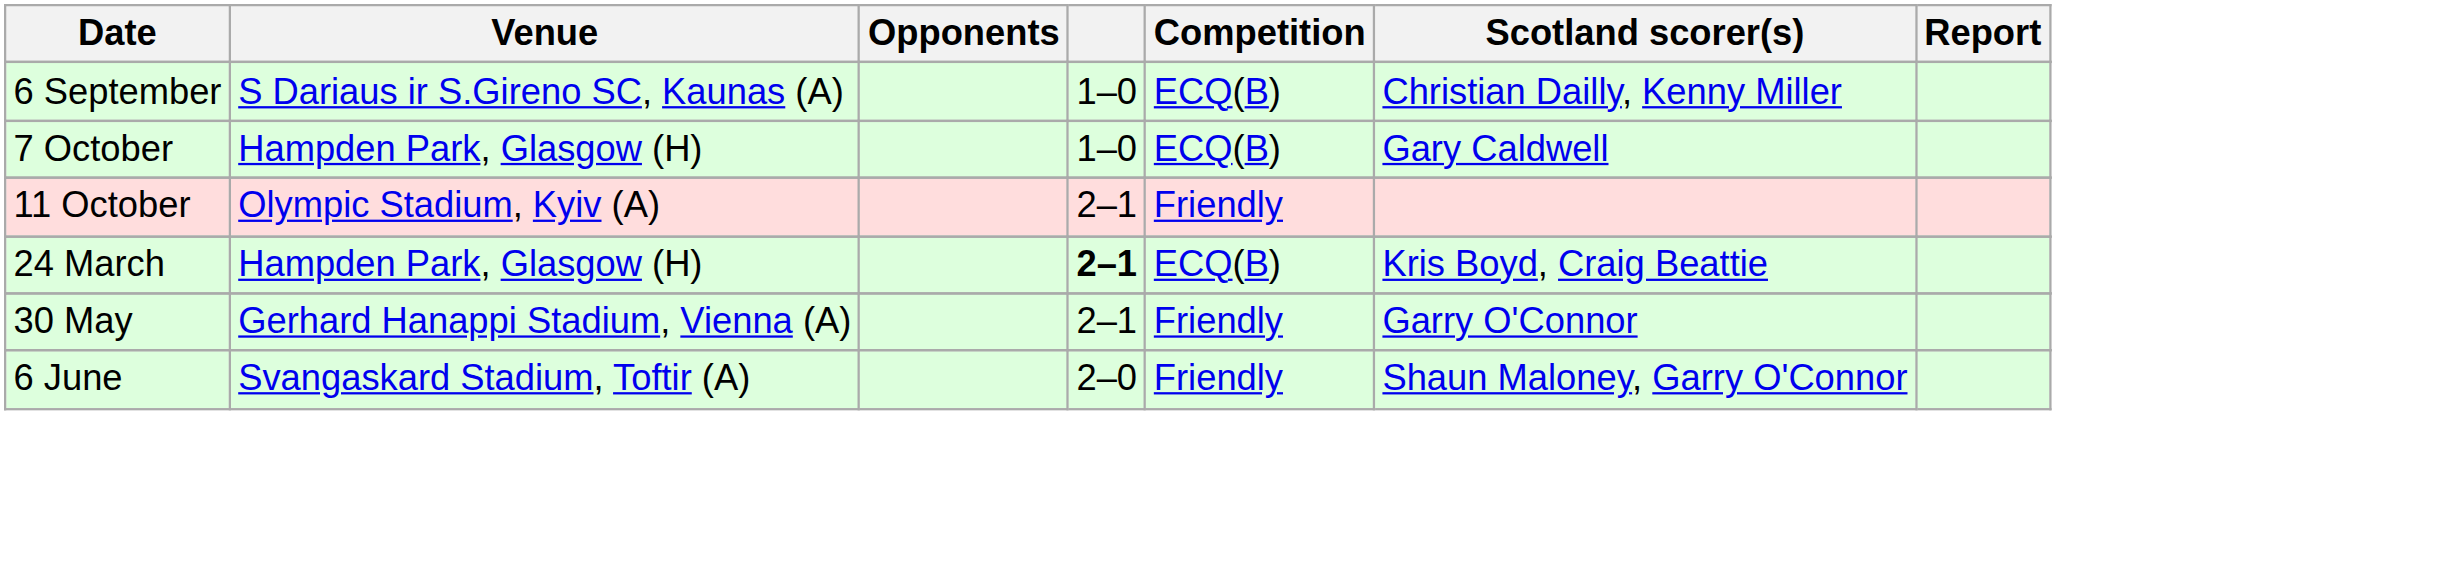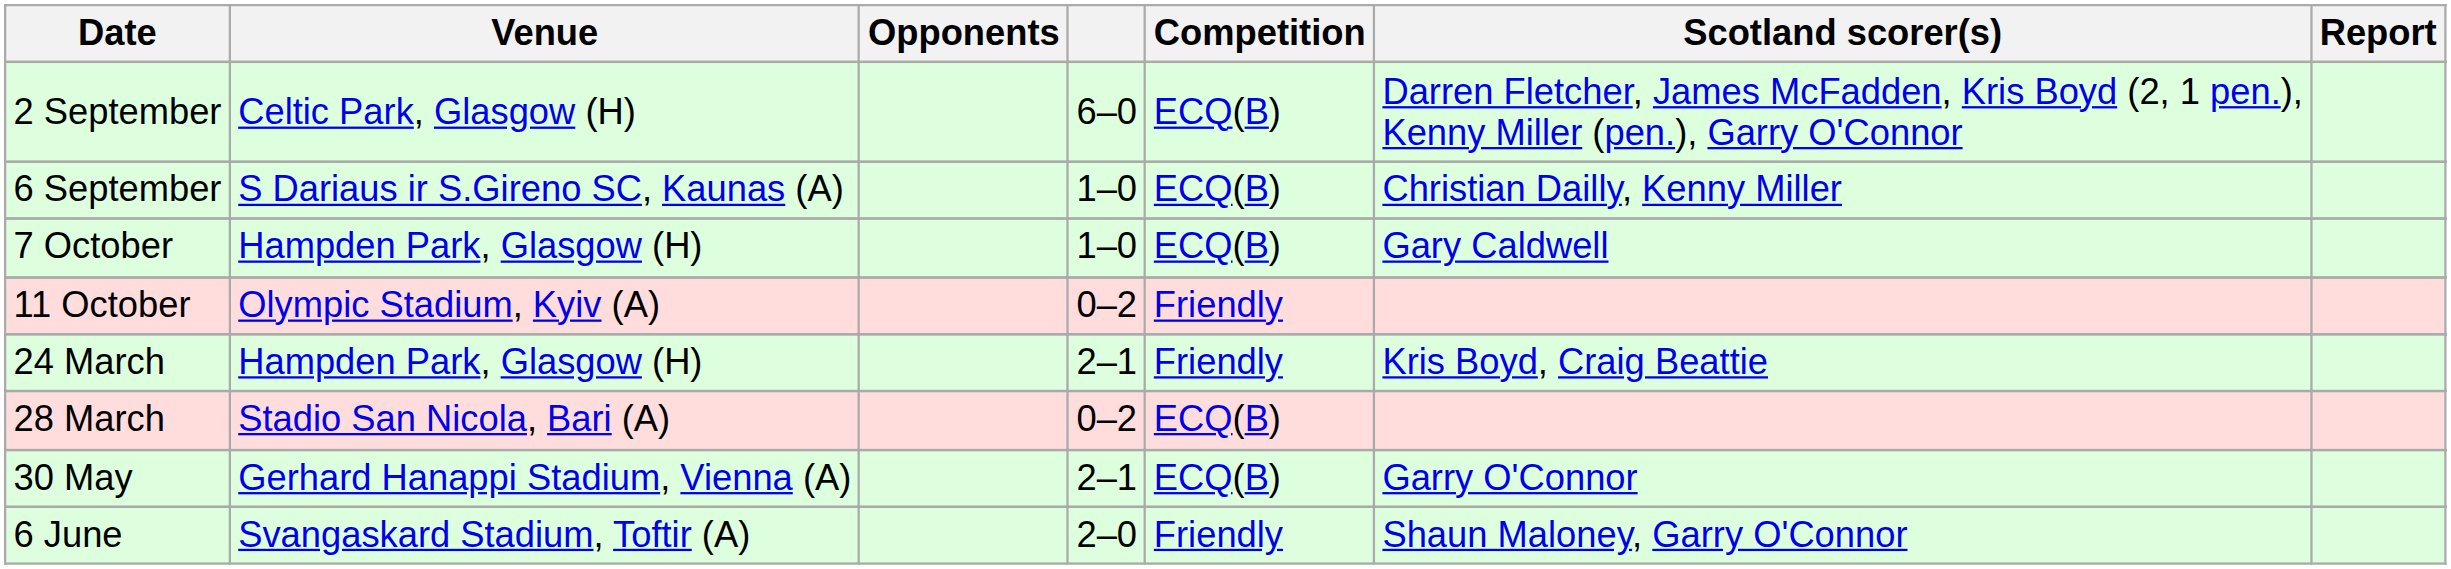+ row: (117, 111)
(1107, 206) 2–1 -> (1107, 304) 0–2
(1107, 263) bold -> (1107, 362) normal
(1217, 263) ECQ(B) -> (1218, 362) Friendly
+ row: (89, 419)
(1218, 321) Friendly -> (1217, 477) ECQ(B)
